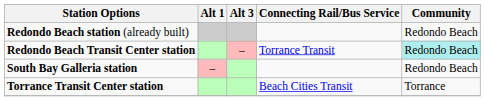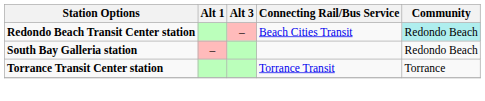- row: (98, 31)
(297, 50) Torrance Transit -> (306, 31) Beach Cities Transit
(306, 86) Beach Cities Transit -> (297, 68) Torrance Transit
